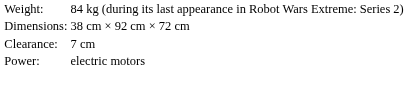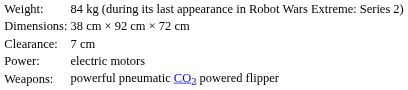+ row: (29, 79)
